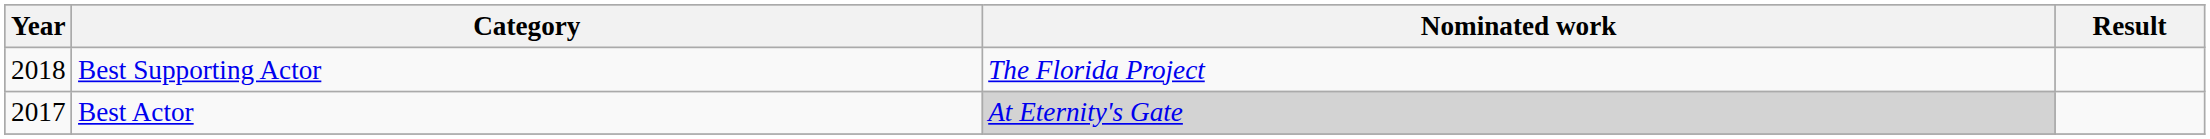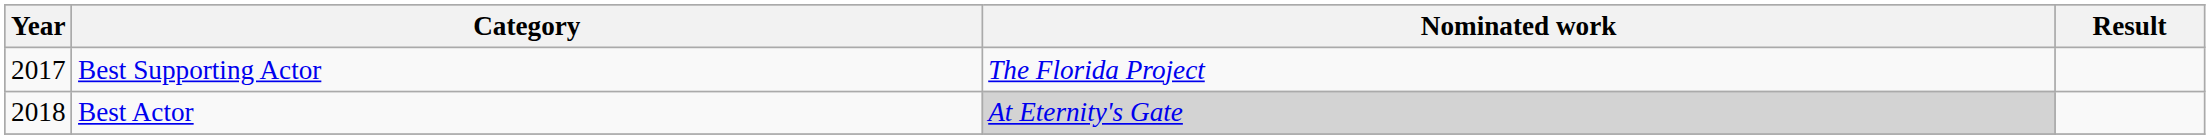(38, 69) 2018 -> (38, 69) 2017
(38, 112) 2017 -> (38, 112) 2018
